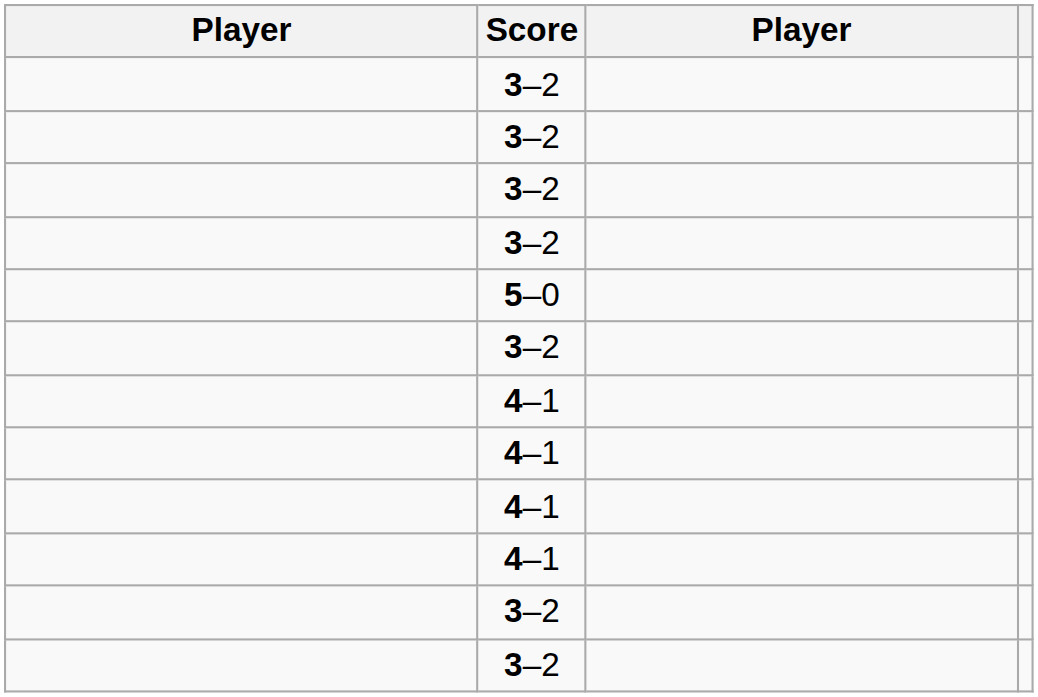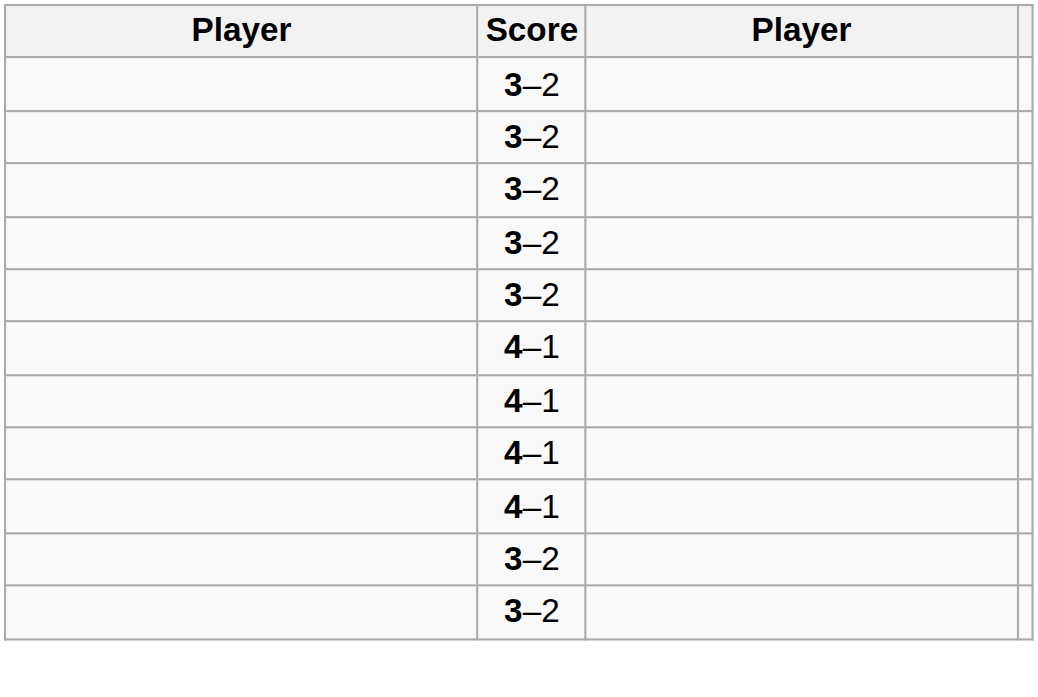- row: (242, 295)
